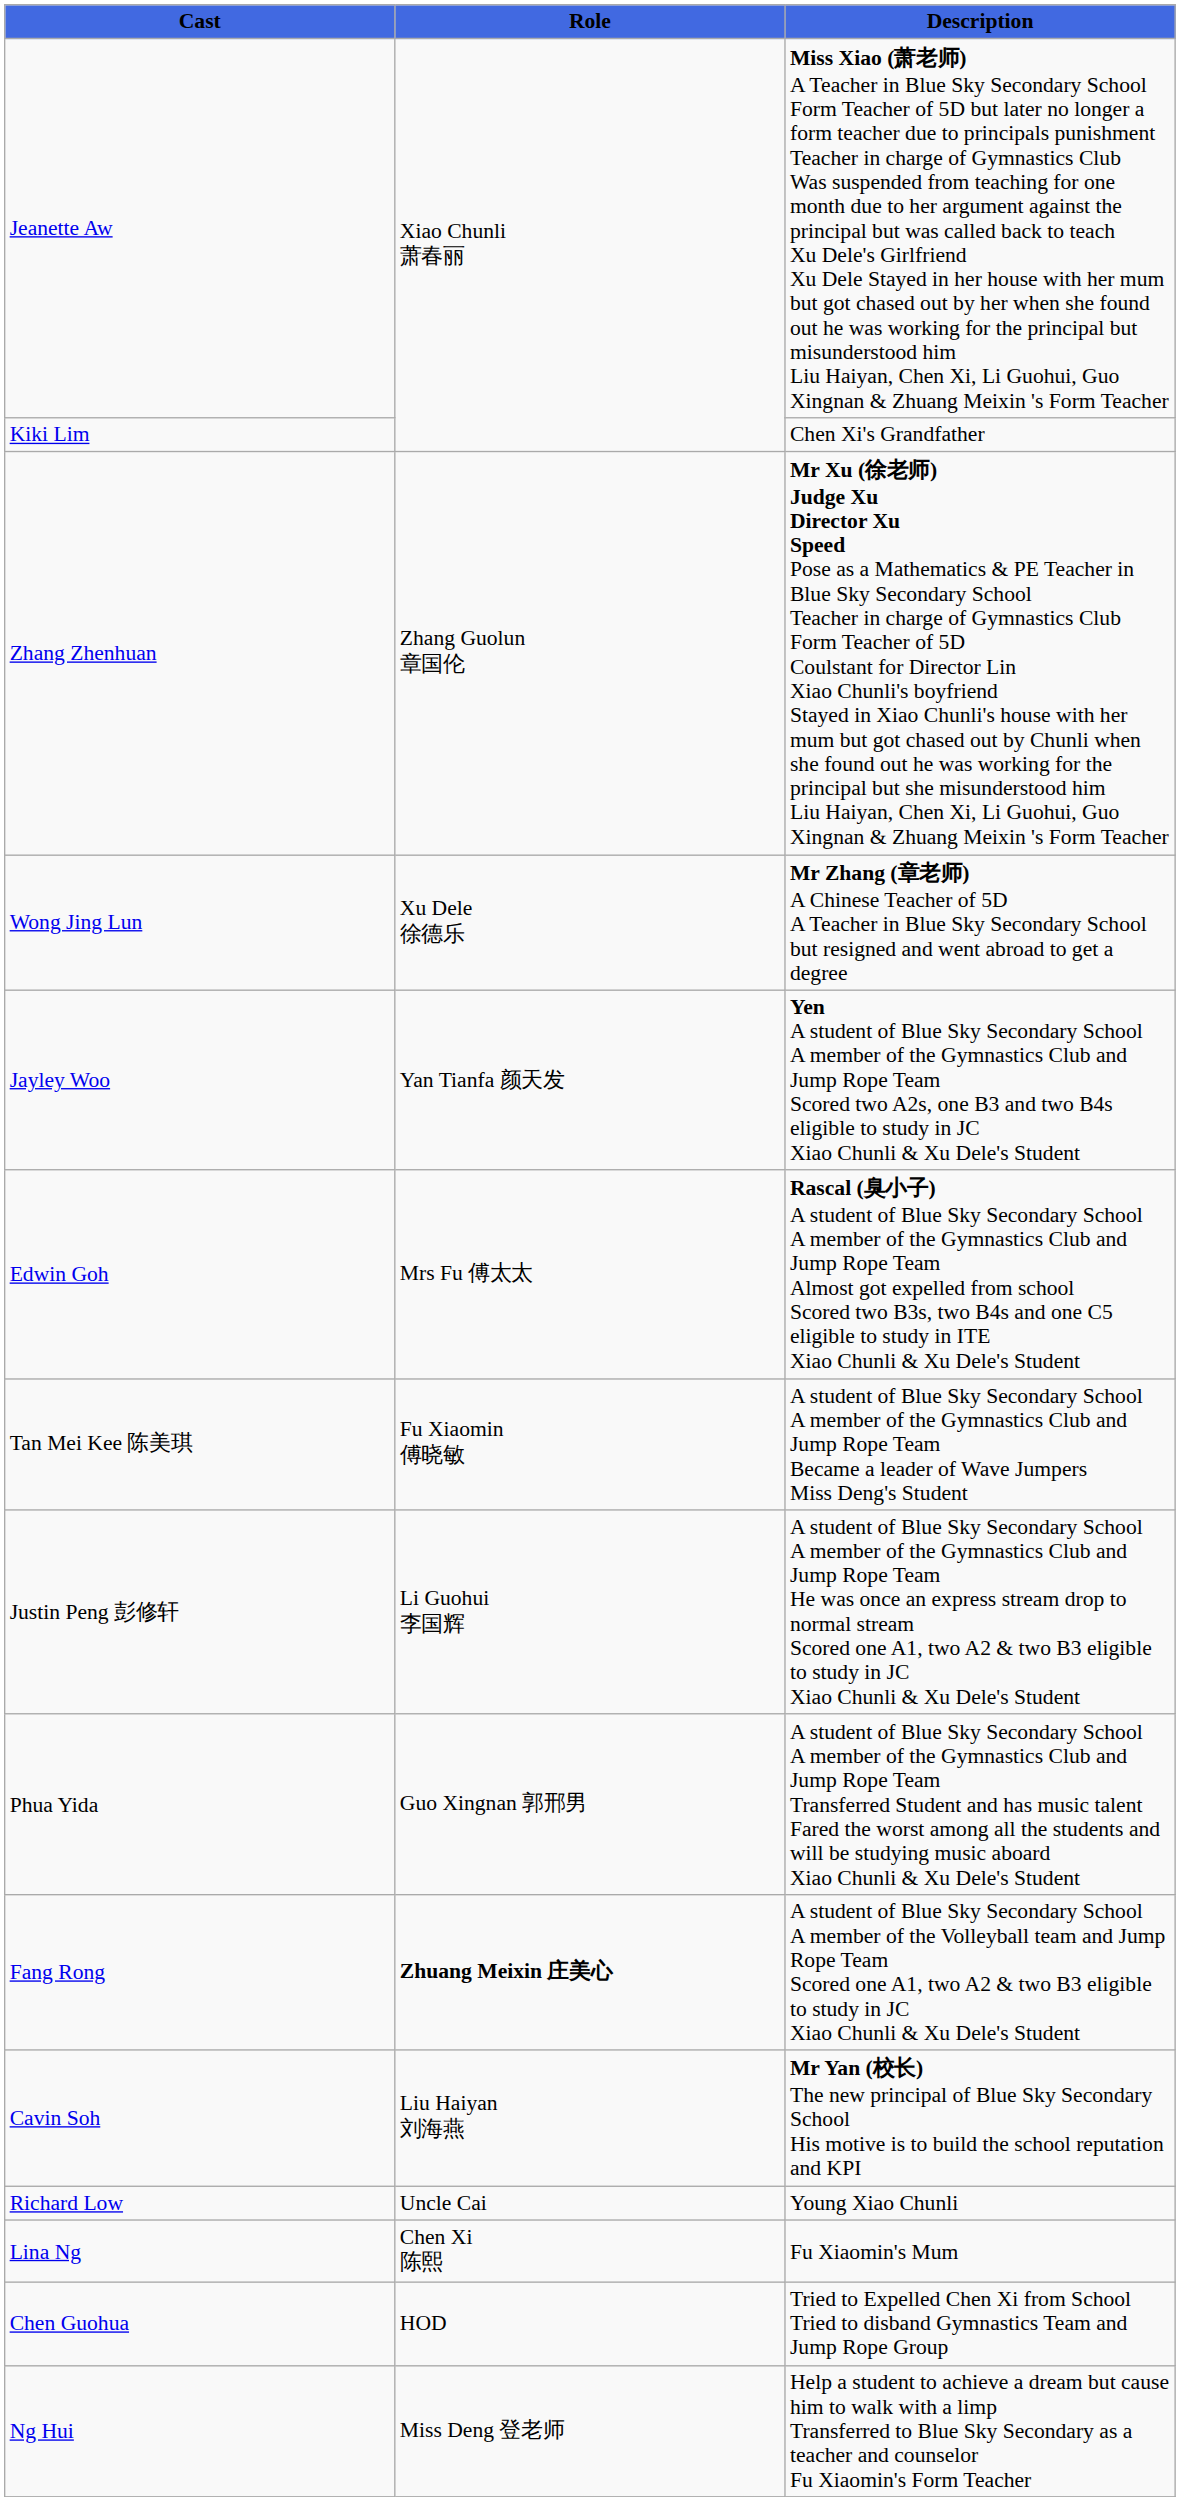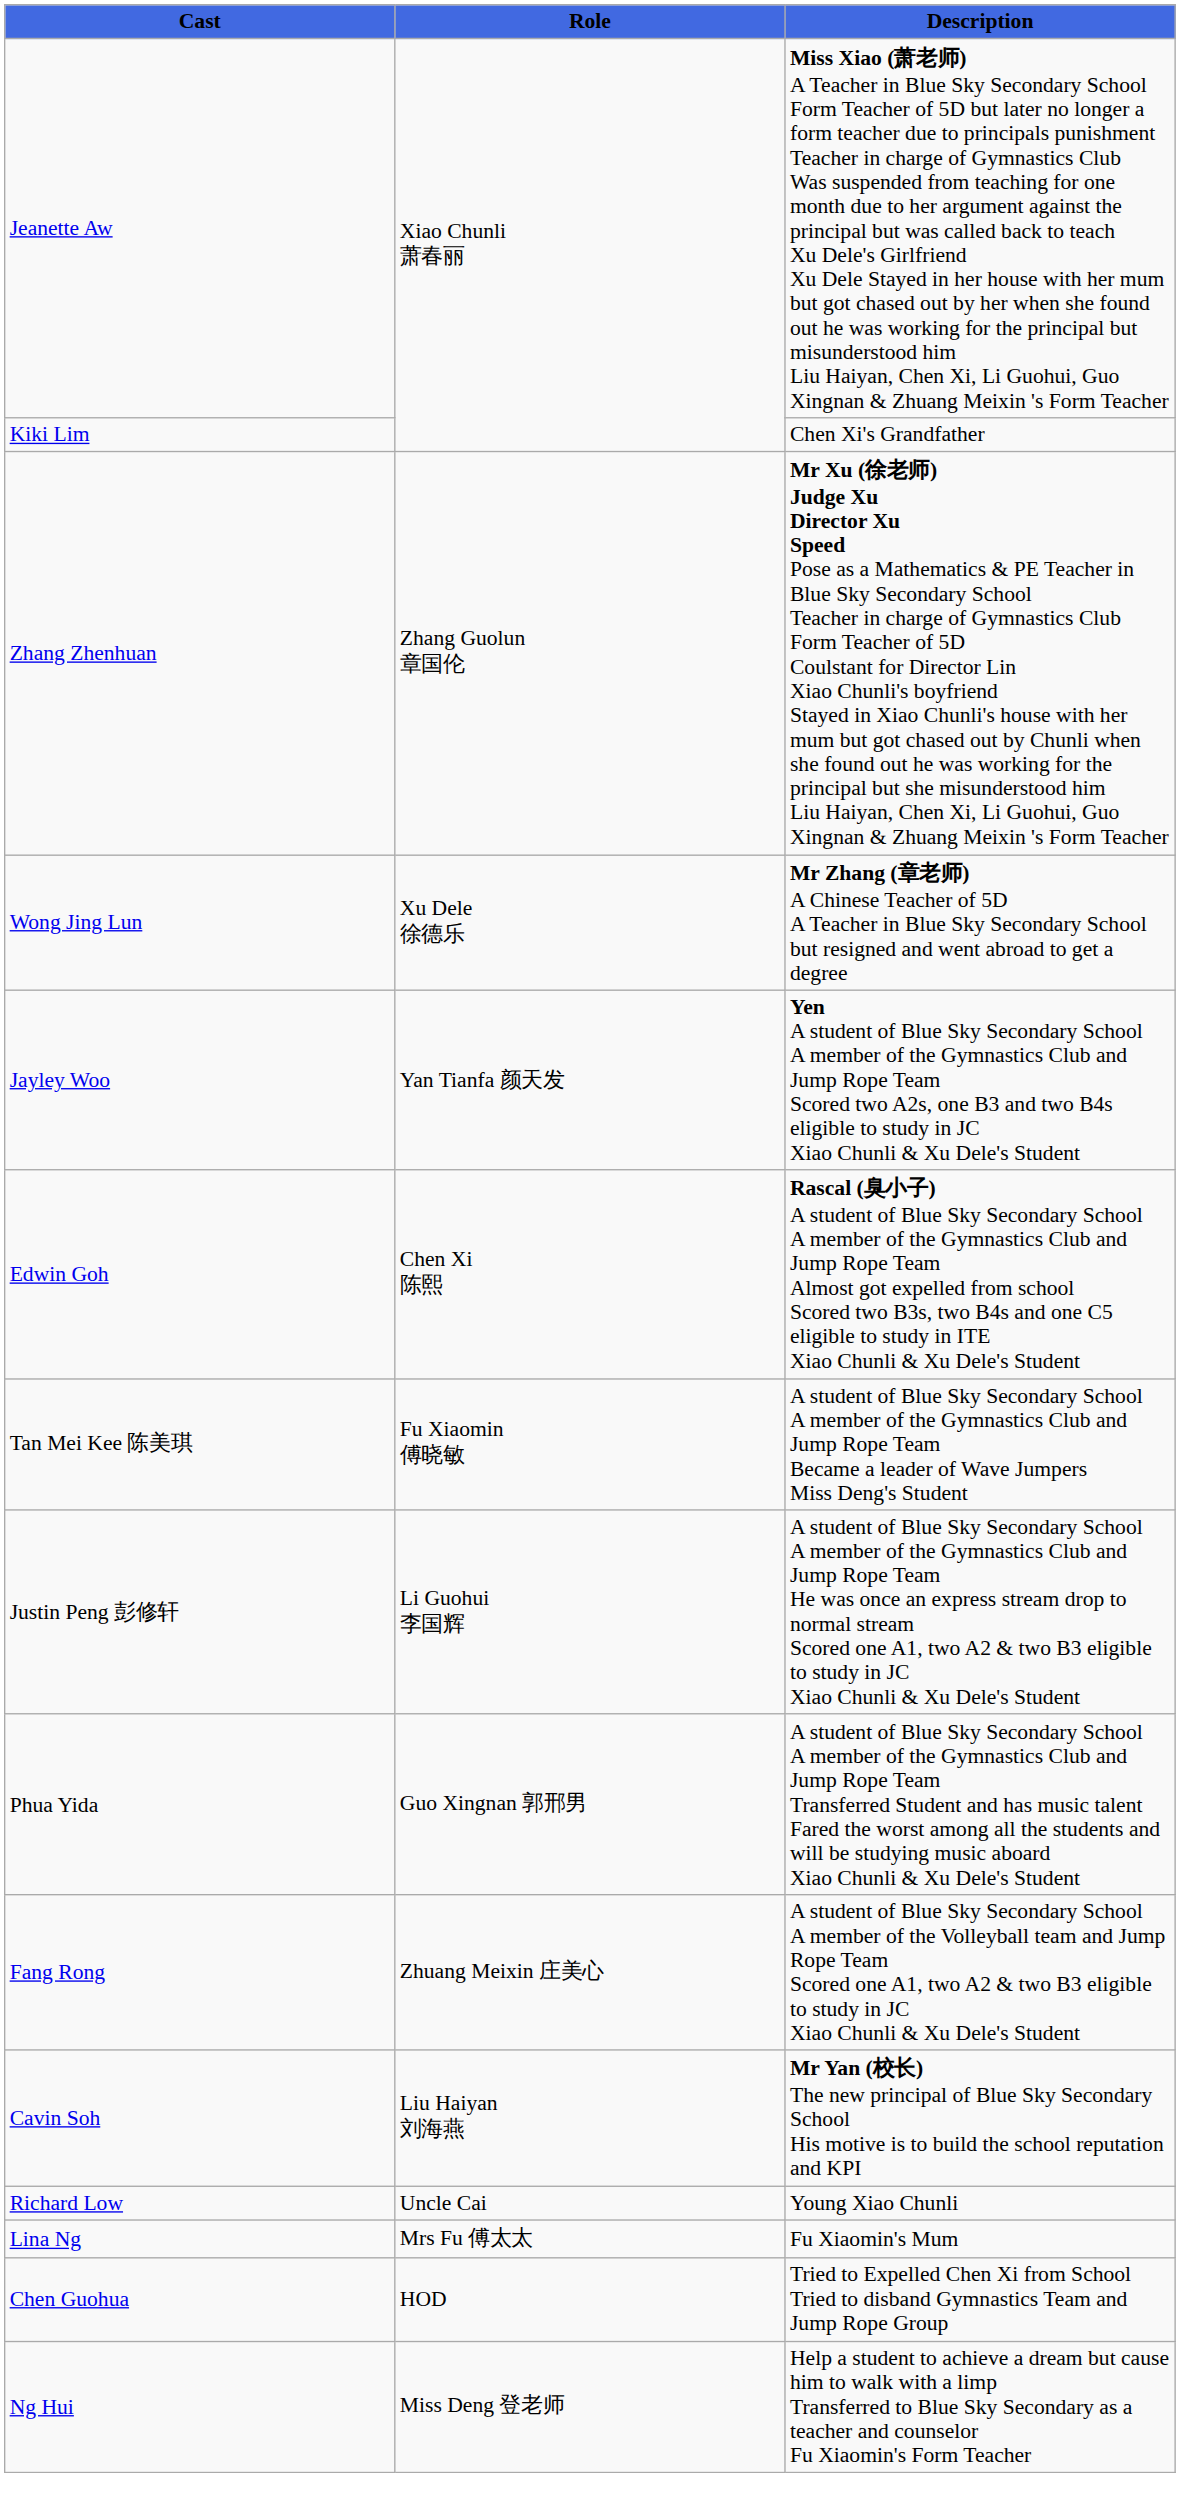(466, 1273) Mrs Fu 傅太太 -> (436, 1272) Chen Xi 陈熙
(506, 1971) bold -> (502, 1971) normal
(436, 2249) Chen Xi 陈熙 -> (466, 2238) Mrs Fu 傅太太
